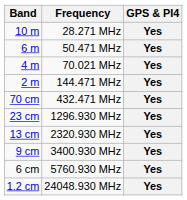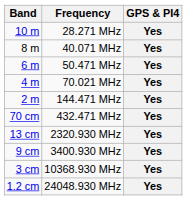+ row: (30, 48)
- row: (25, 117)
- row: (28, 169)
+ row: (28, 169)
